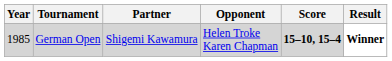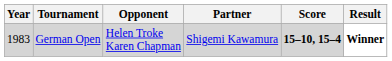columns swapped: (152, 14) <-> (241, 14)
(19, 40) 1985 -> (19, 40) 1983
